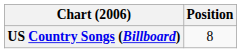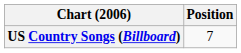(210, 36) 8 -> (210, 36) 7
